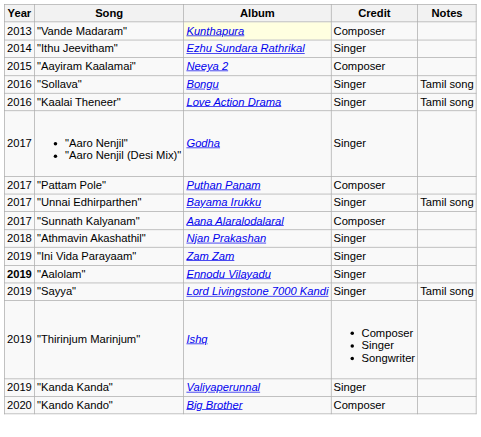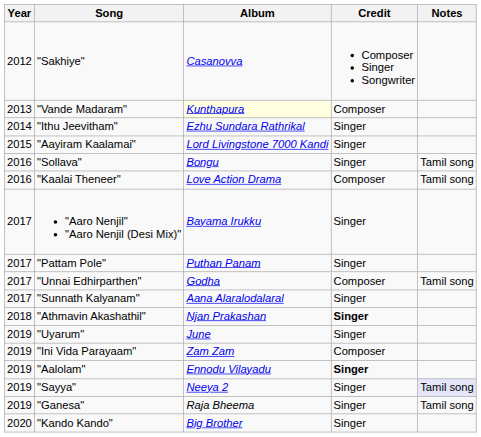+ row: (61, 61)
(207, 66) Neeya 2 -> (257, 144) Lord Livingstone 7000 Kandi
(359, 66) Composer -> (350, 144) Singer
(350, 102) Singer -> (359, 180) Composer
(203, 143) Godha -> (224, 221) Bayama Irukku
(359, 185) Composer -> (350, 263) Singer
(224, 203) Bayama Irukku -> (203, 281) Godha
(350, 203) Singer -> (359, 281) Composer
(359, 220) Composer -> (350, 298) Singer
(350, 238) normal -> (351, 316) bold
+ row: (61, 334)
(350, 256) Singer -> (359, 352) Composer
(19, 274) bold -> (19, 369) normal
(350, 274) normal -> (351, 369) bold
(257, 291) Lord Livingstone 7000 Kandi -> (207, 387) Neeya 2
(447, 291) no background -> (447, 387) lavender background
+ row: (61, 405)
- row: (89, 339)
- row: (75, 387)
(359, 405) Composer -> (350, 423) Singer
